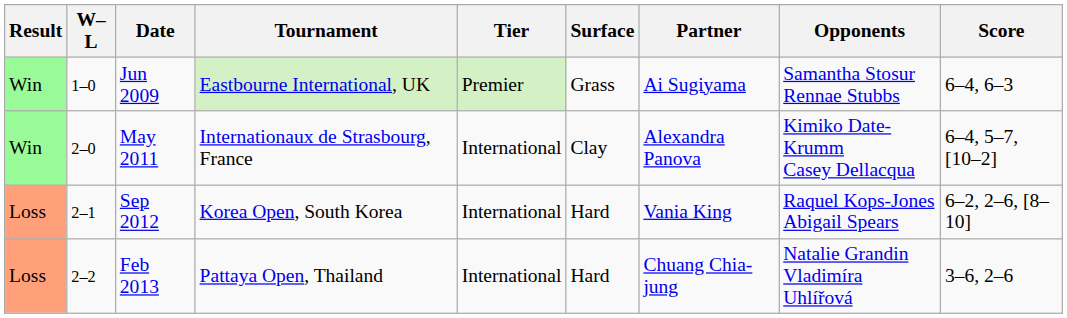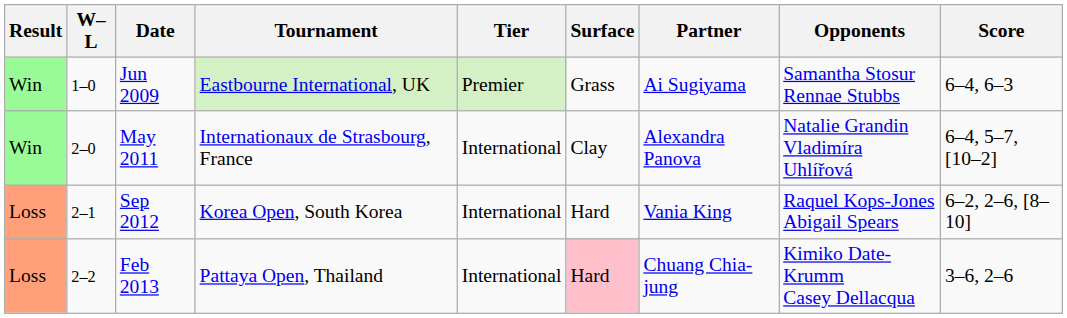(849, 147) Kimiko Date-Krumm Casey Dellacqua -> (846, 147) Natalie Grandin Vladimíra Uhlířová
(590, 275) no background -> (590, 275) pink background
(846, 275) Natalie Grandin Vladimíra Uhlířová -> (849, 275) Kimiko Date-Krumm Casey Dellacqua
